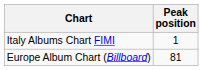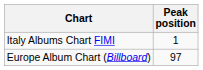(176, 57) 81 -> (176, 57) 97
